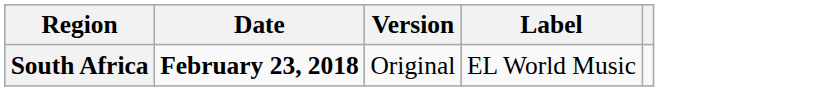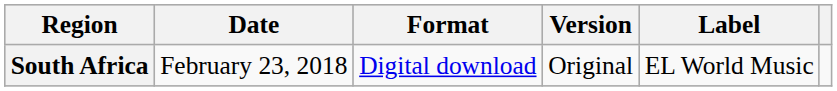+ column: (448, 24)
(259, 65) bold -> (254, 65) normal
